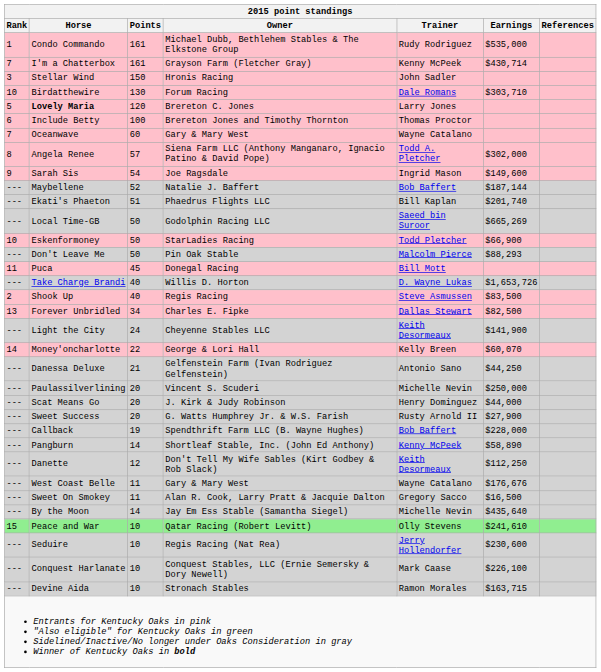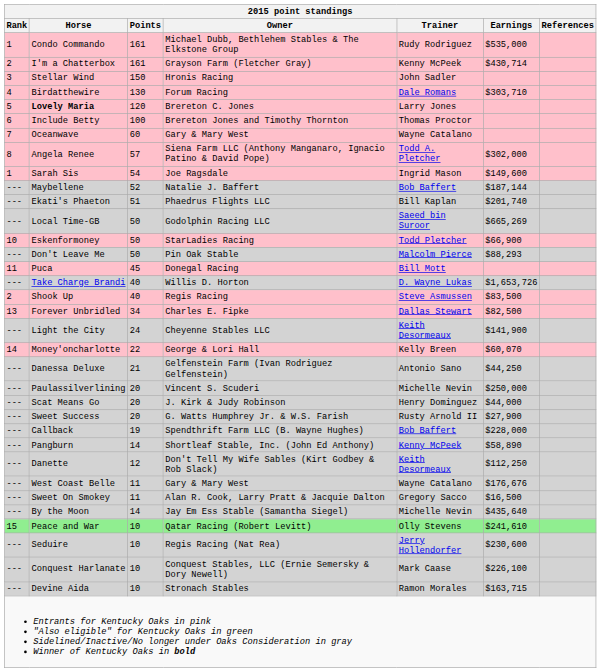(9, 64) 7 -> (9, 64) 2
(12, 92) 10 -> (9, 92) 4
(9, 173) 9 -> (9, 173) 1
